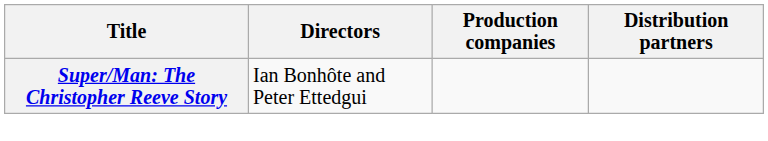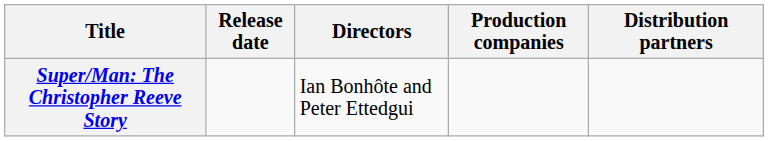+ column: (250, 31)
